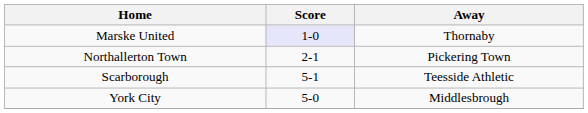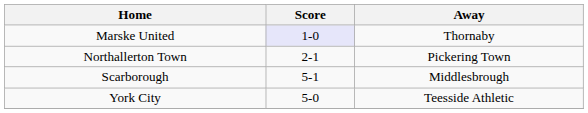(469, 77) Teesside Athletic -> (469, 77) Middlesbrough
(469, 98) Middlesbrough -> (469, 98) Teesside Athletic
